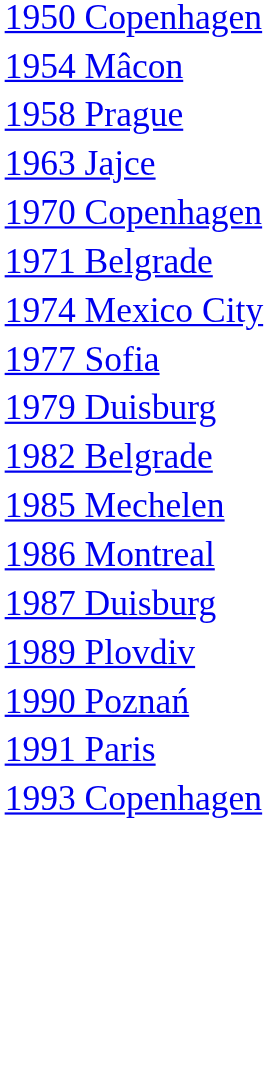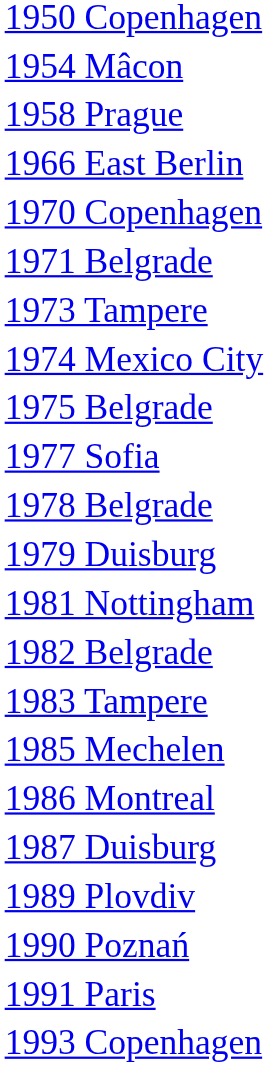- row: (80, 163)
+ row: (124, 163)
+ row: (106, 310)
+ row: (109, 407)
+ row: (109, 505)
+ row: (129, 603)
+ row: (106, 700)
